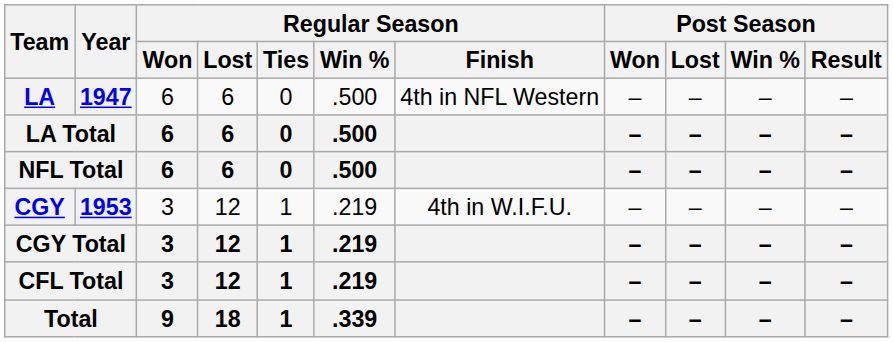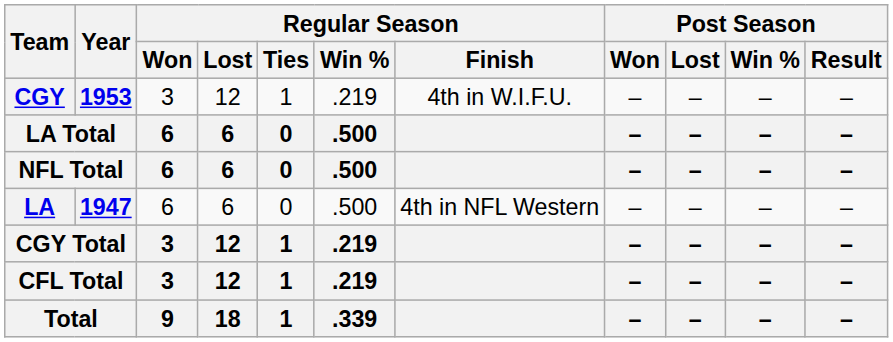rows swapped: (40, 97) <-> (40, 207)
